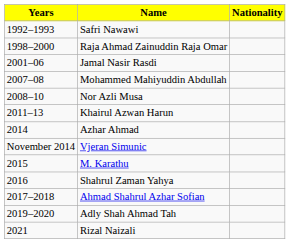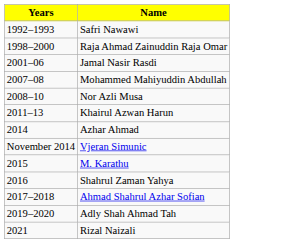- column: (257, 12)
